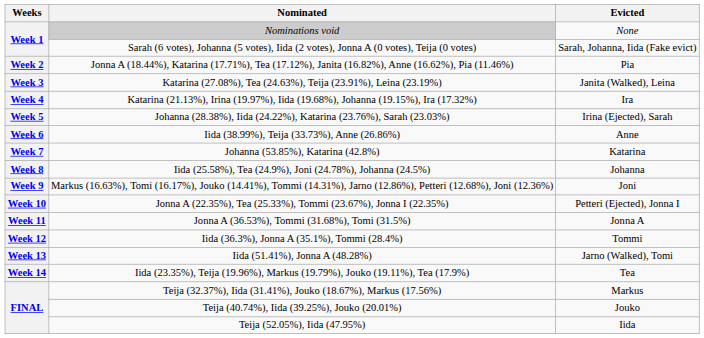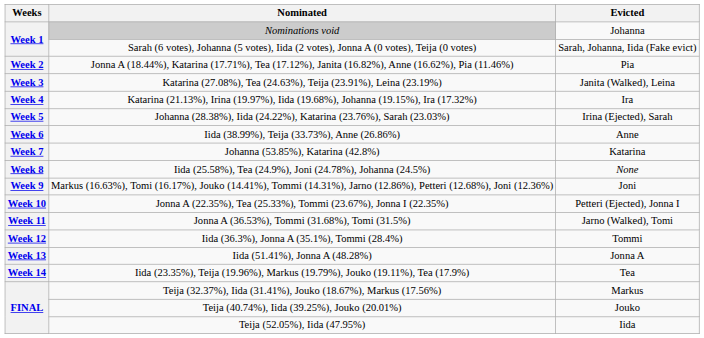(627, 30) None -> (627, 30) Johanna
(627, 169) Johanna -> (627, 169) None
(627, 221) Jonna A -> (627, 221) Jarno (Walked), Tomi
(627, 256) Jarno (Walked), Tomi -> (627, 256) Jonna A
